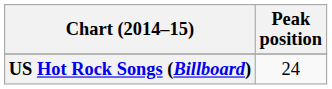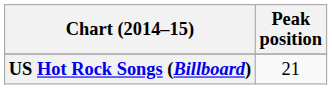(291, 68) 24 -> (291, 68) 21
